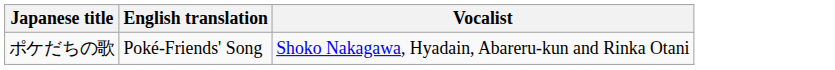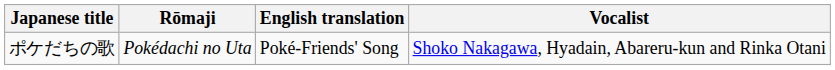+ column: (188, 18)
